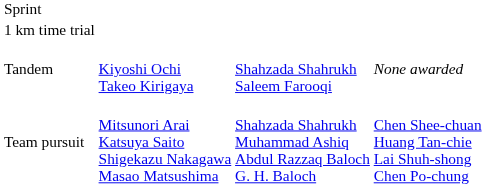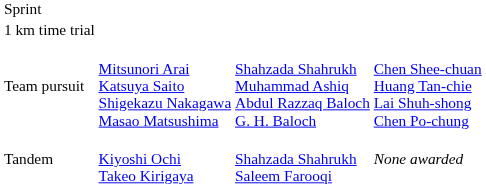rows swapped: (29, 69) <-> (44, 142)
